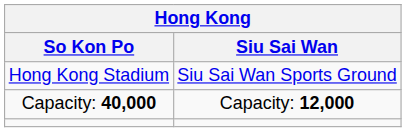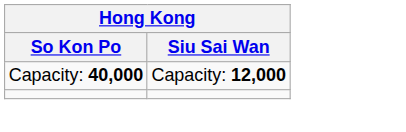- row: (89, 75)
